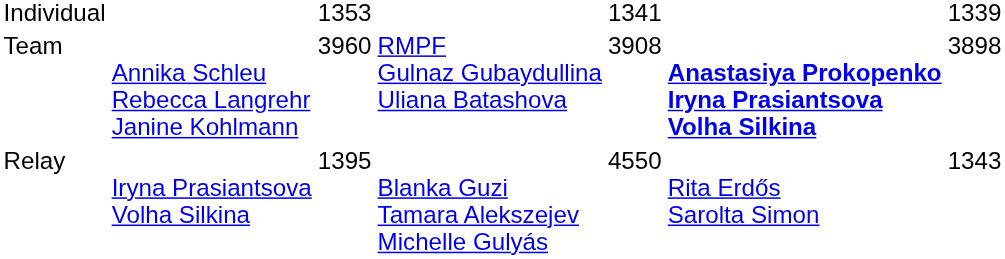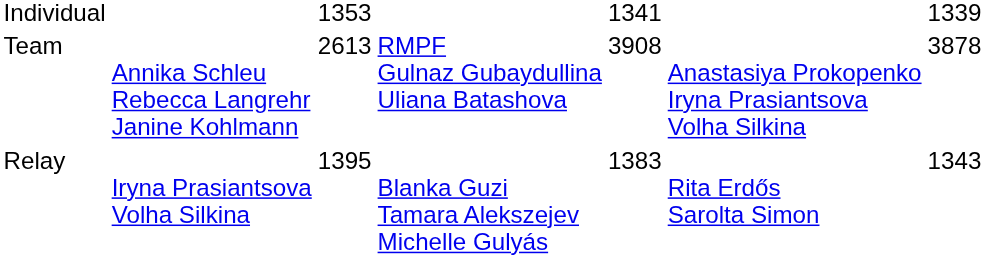(345, 46) 3960 -> (345, 46) 2613
(805, 100) bold -> (795, 100) normal
(975, 46) 3898 -> (954, 46) 3878
(635, 160) 4550 -> (635, 160) 1383
